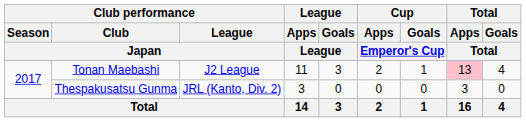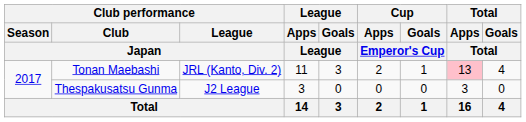(232, 70) J2 League -> (232, 70) JRL (Kanto, Div. 2)
(232, 88) JRL (Kanto, Div. 2) -> (232, 88) J2 League
